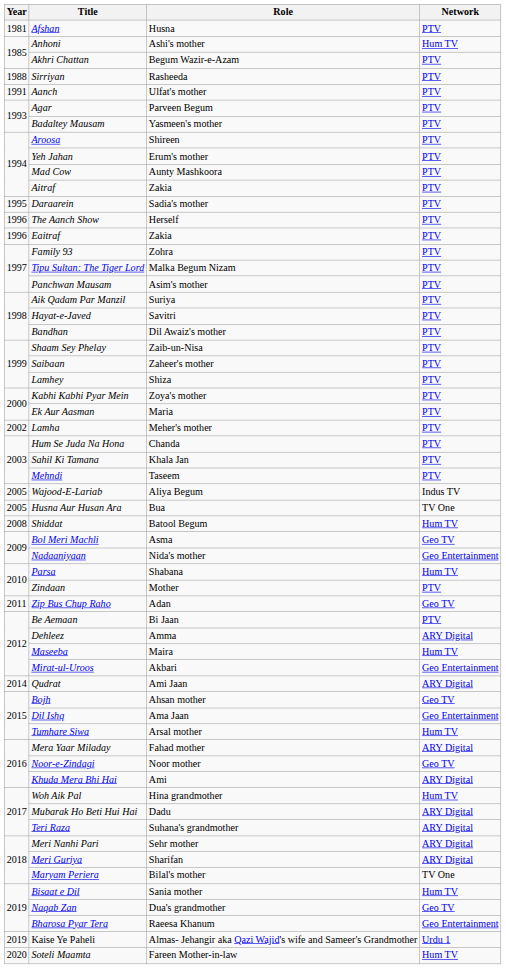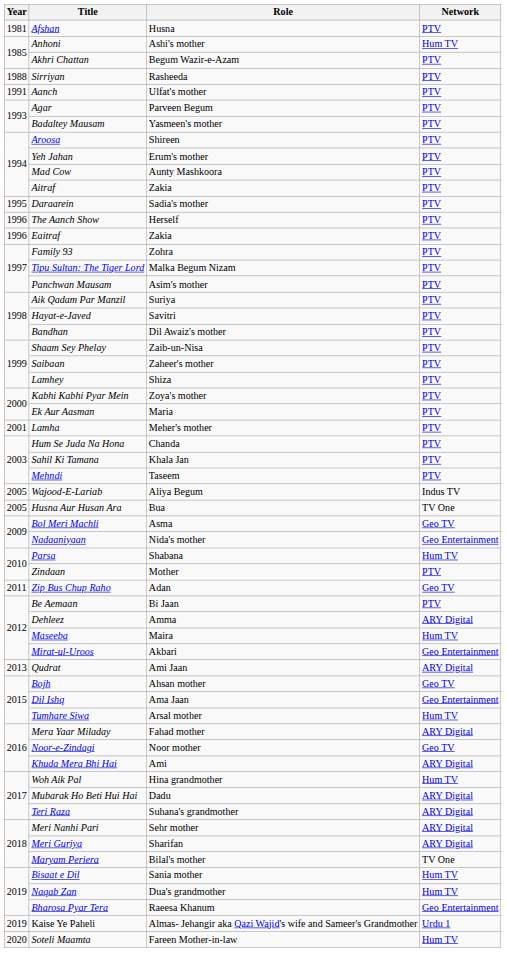(17, 428) 2002 -> (17, 428) 2001
- row: (47, 524)
(17, 683) 2014 -> (17, 667) 2013
(438, 907) Geo TV -> (440, 891) Hum TV
